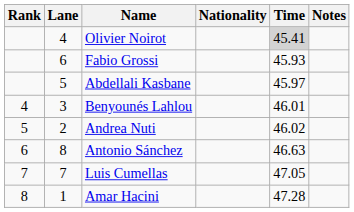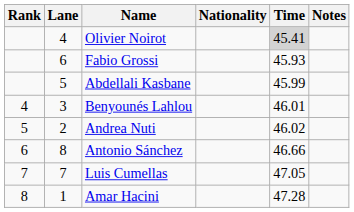(289, 83) 45.97 -> (289, 83) 45.99
(289, 151) 46.63 -> (289, 151) 46.66
